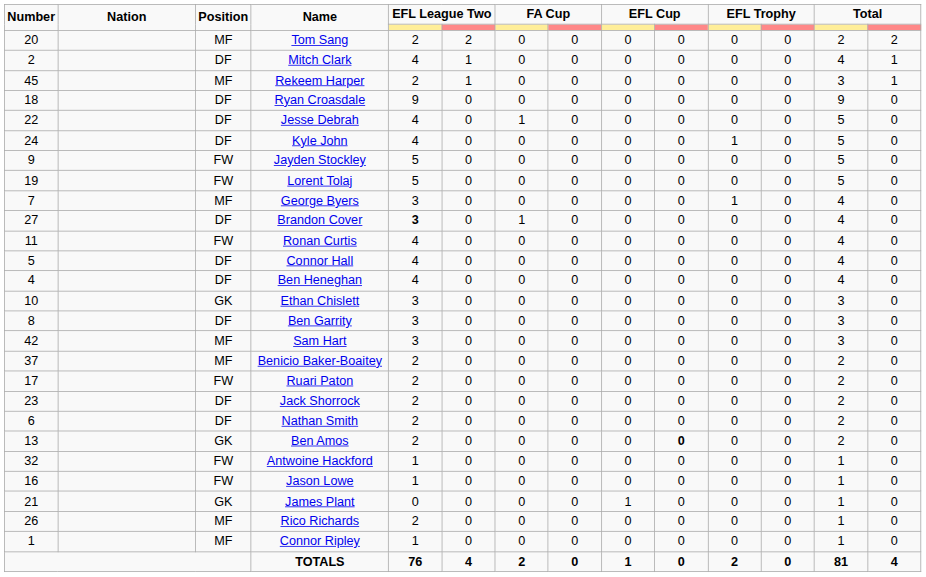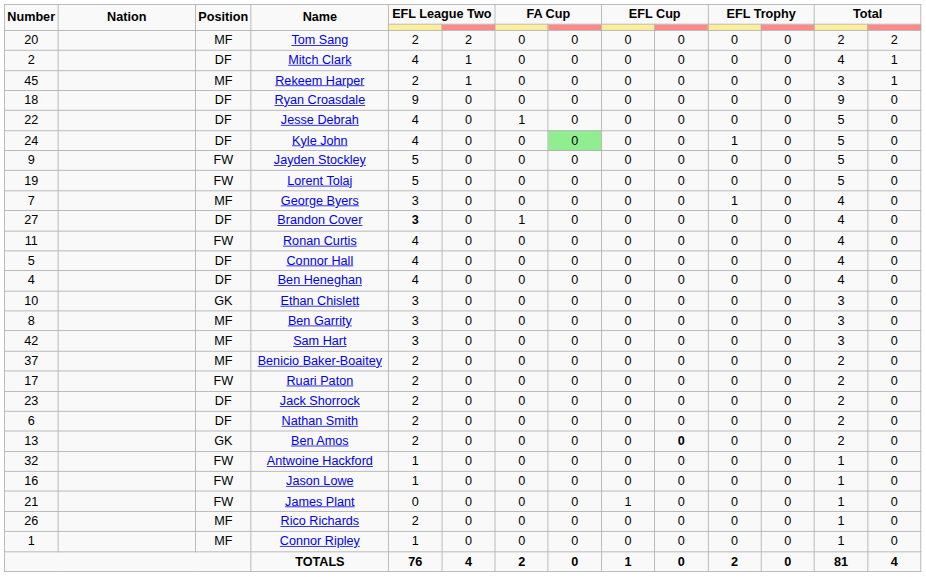(575, 140) no background -> (575, 140) lightgreen background
(223, 321) DF -> (223, 321) MF
(223, 501) GK -> (223, 501) FW
